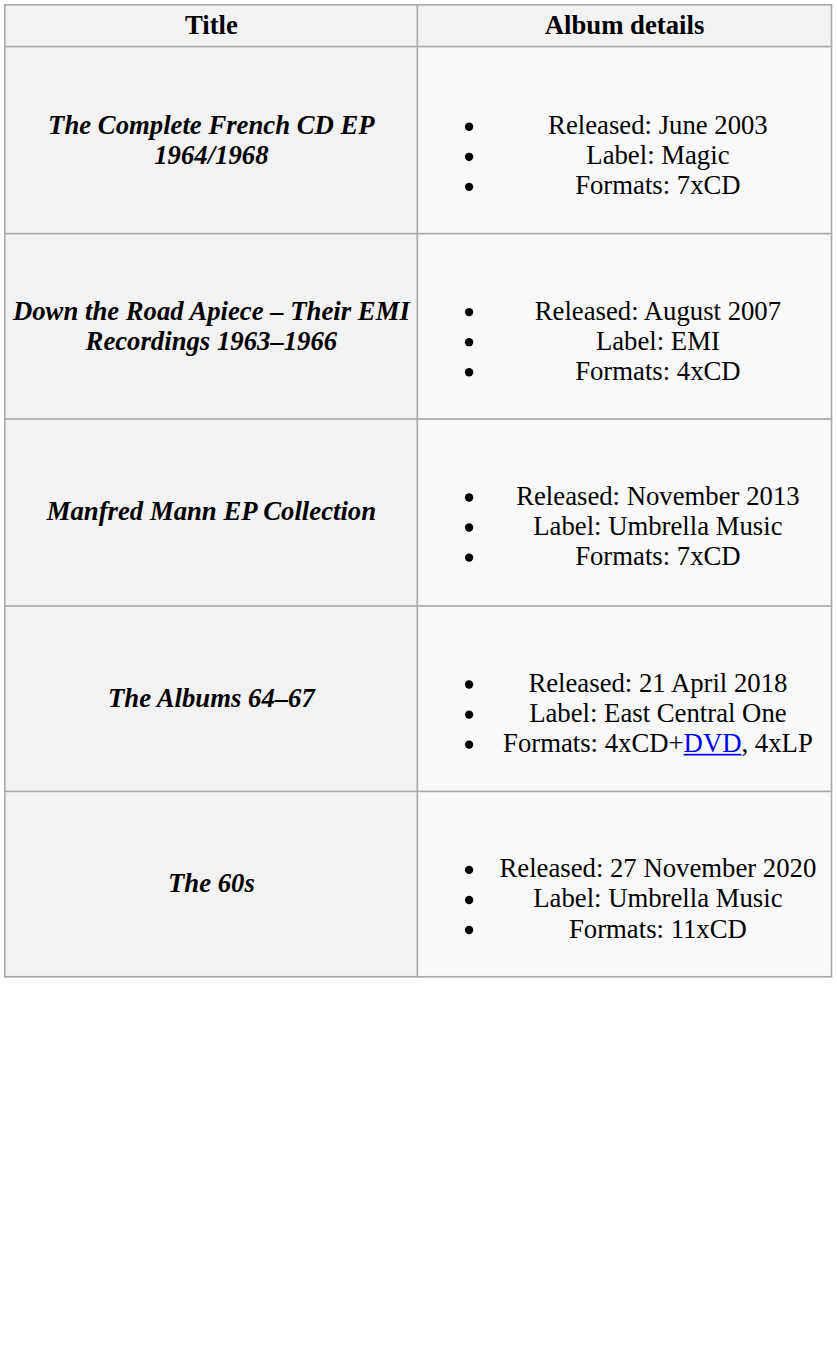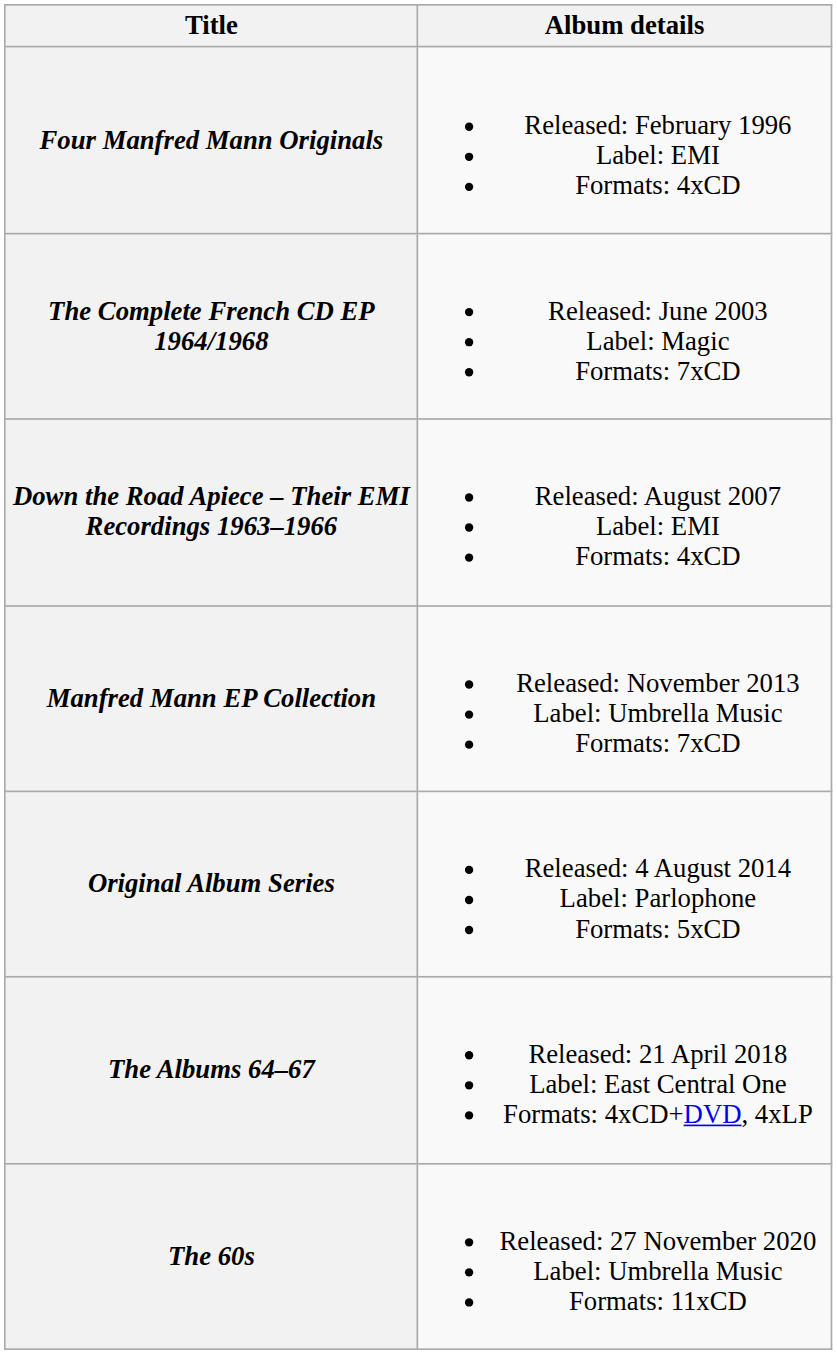+ row: (211, 139)
+ row: (211, 883)
